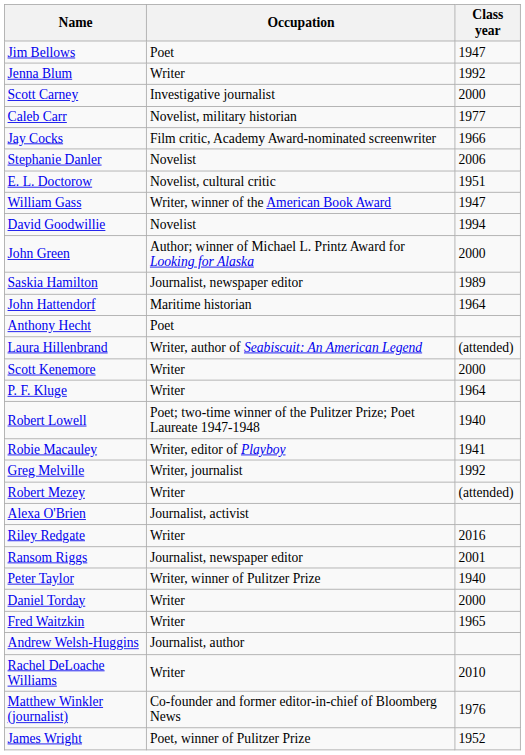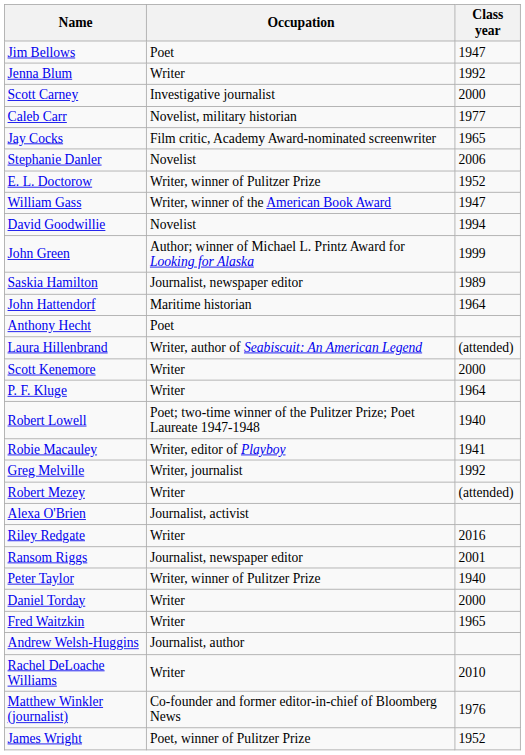(472, 138) 1966 -> (472, 138) 1965
(213, 181) Novelist, cultural critic -> (235, 181) Writer, winner of Pulitzer Prize
(472, 181) 1951 -> (472, 181) 1952
(472, 253) 2000 -> (472, 253) 1999
